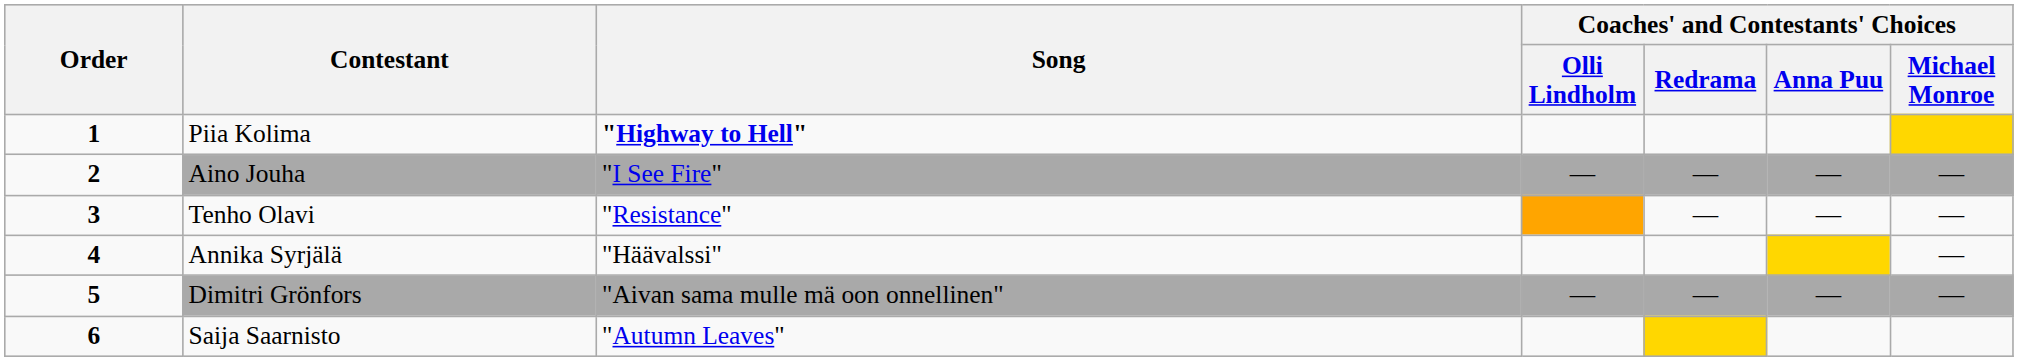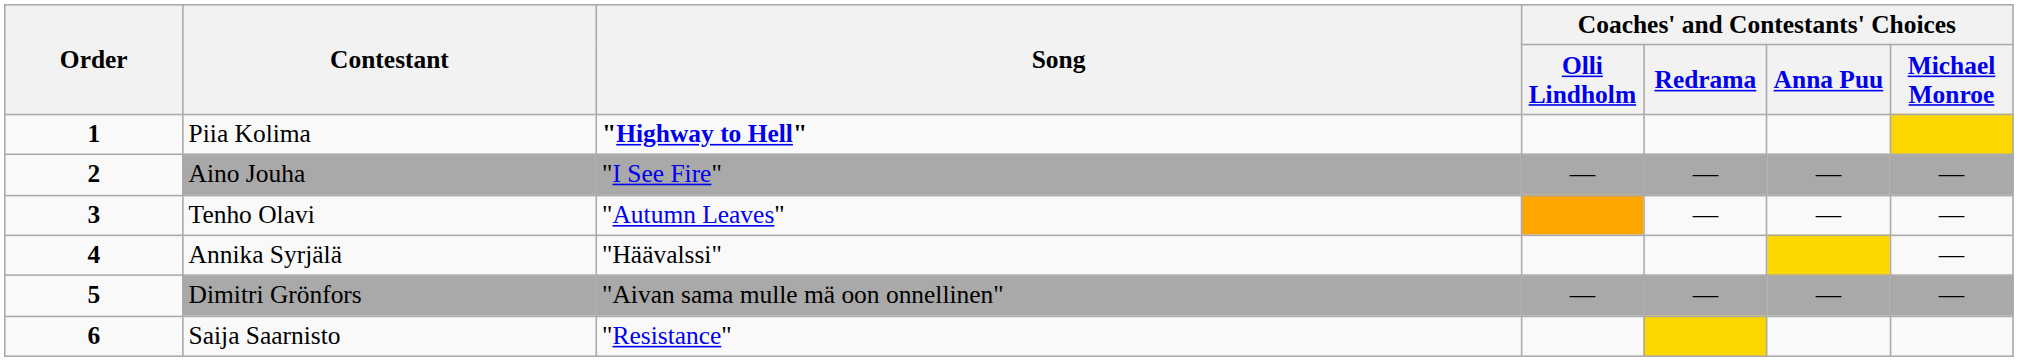(667, 214) "Resistance" -> (693, 214) "Autumn Leaves"
(693, 335) "Autumn Leaves" -> (667, 335) "Resistance"
